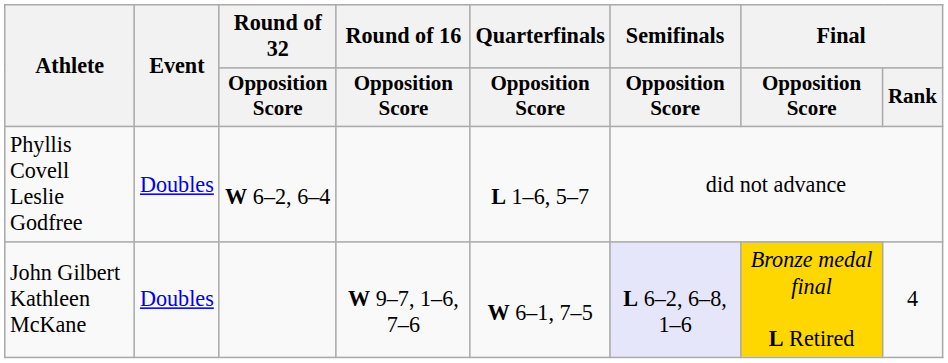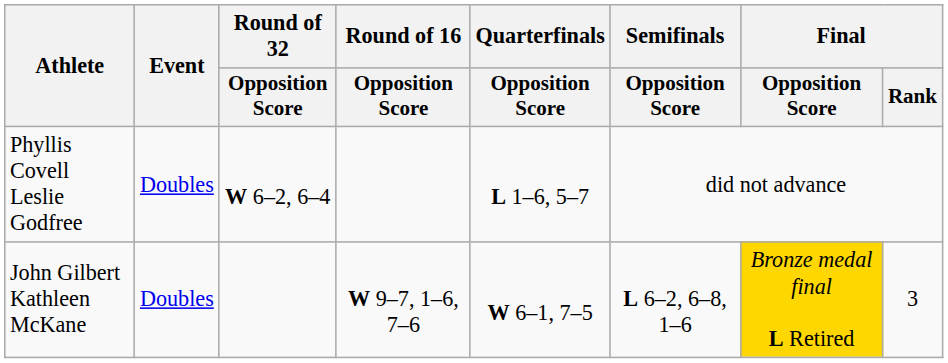(675, 312) lavender background -> (675, 312) no background
(912, 299) 4 -> (912, 299) 3
